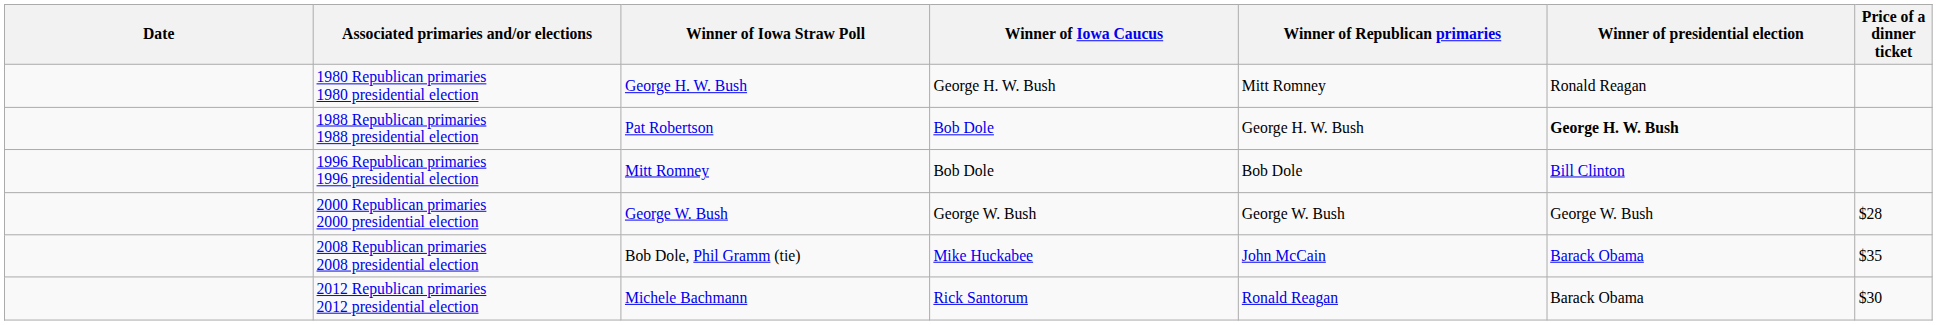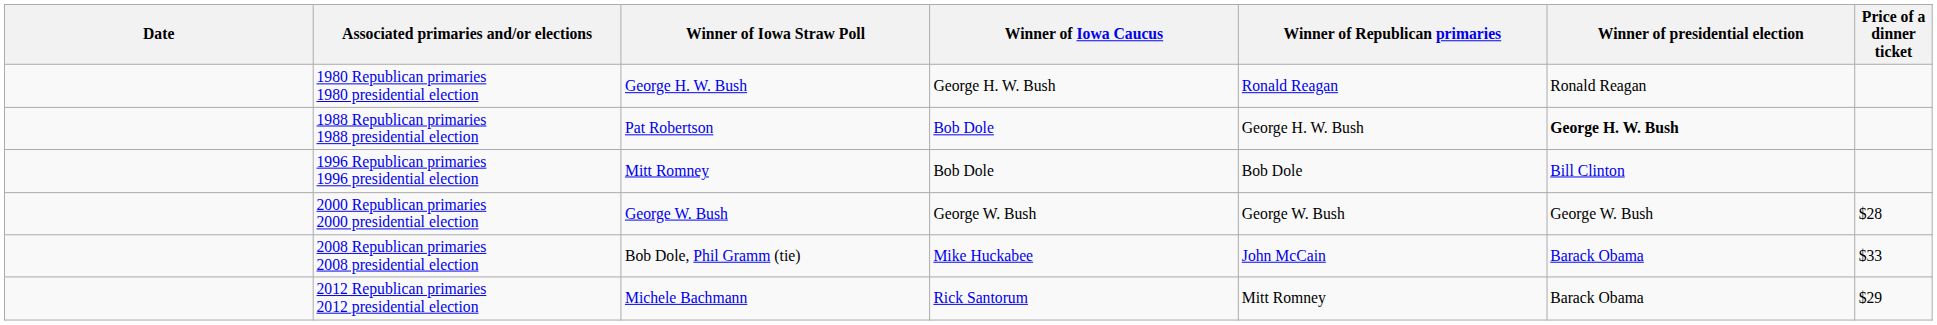(1284, 85) Mitt Romney -> (1290, 85) Ronald Reagan
(1870, 255) $35 -> (1870, 255) $33
(1290, 298) Ronald Reagan -> (1284, 298) Mitt Romney
(1870, 298) $30 -> (1870, 298) $29
